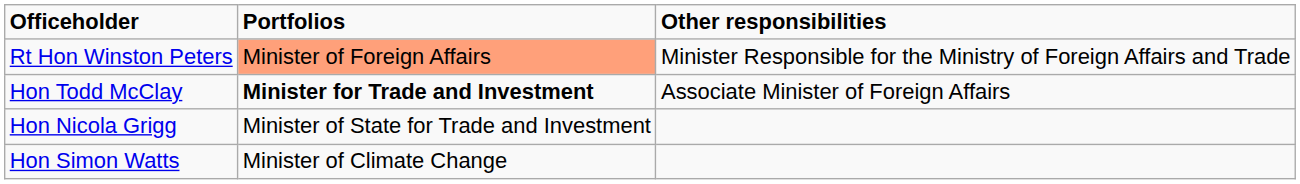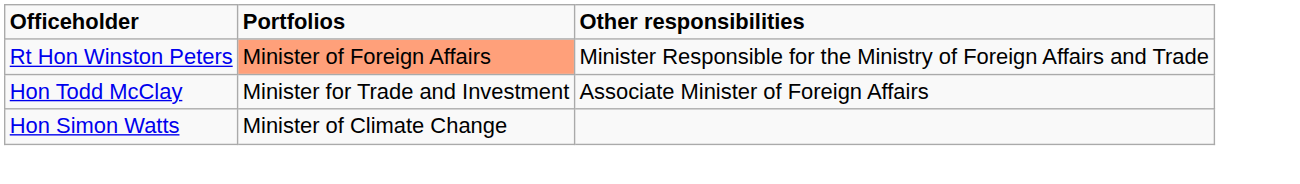(418, 91) bold -> (406, 91) normal
- row: (93, 126)
